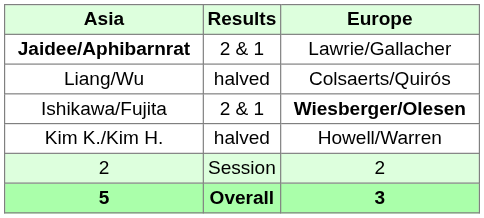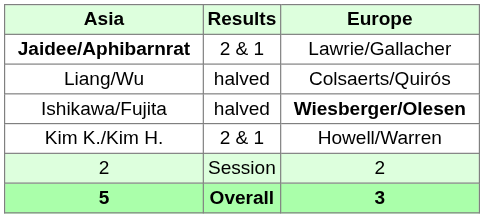(242, 108) 2 & 1 -> (242, 108) halved
(242, 138) halved -> (242, 138) 2 & 1
